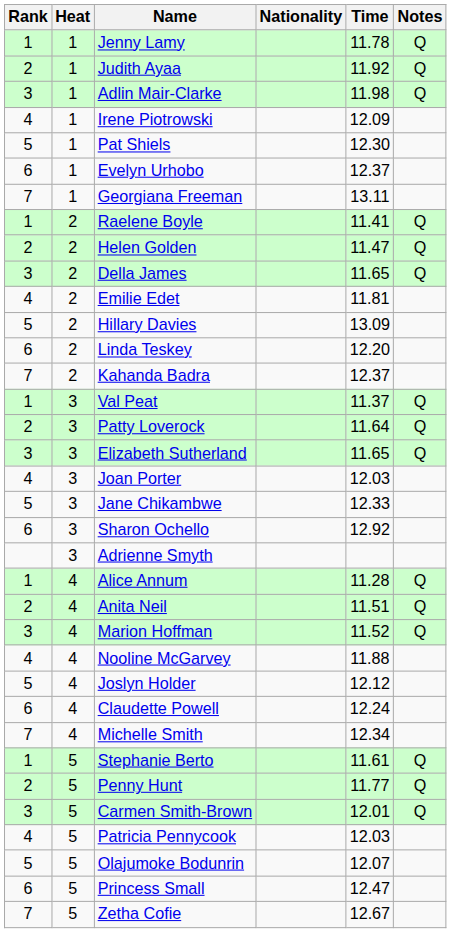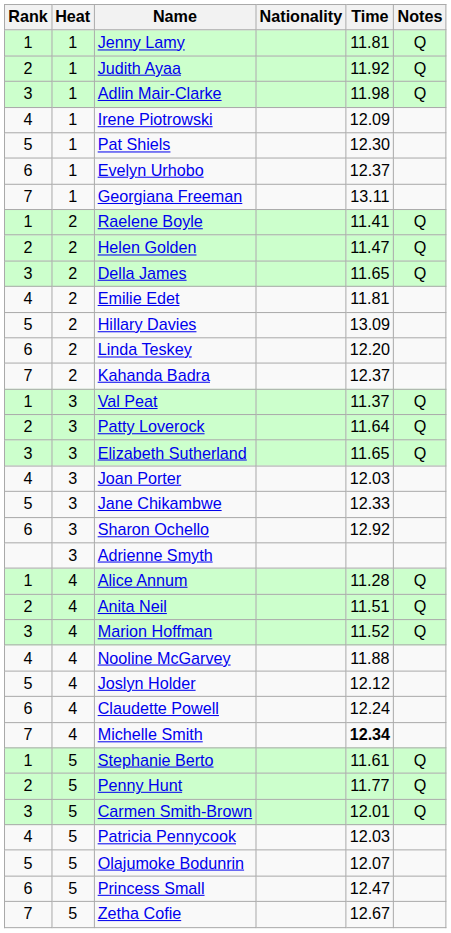(370, 42) 11.78 -> (370, 42) 11.81
(370, 734) normal -> (370, 734) bold
